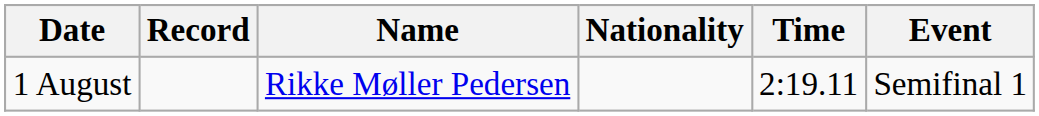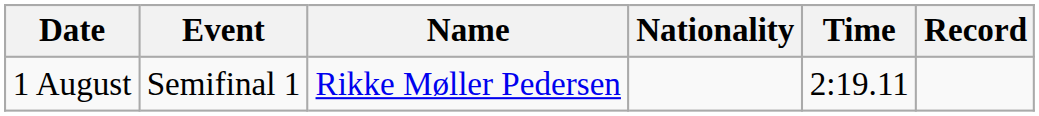columns swapped: (950, 30) <-> (198, 30)
